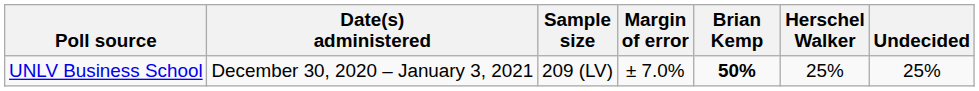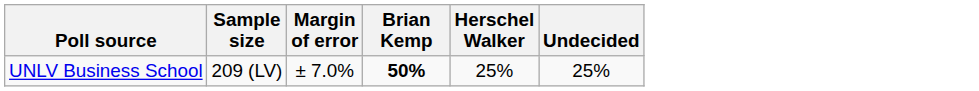- column: (372, 30)
